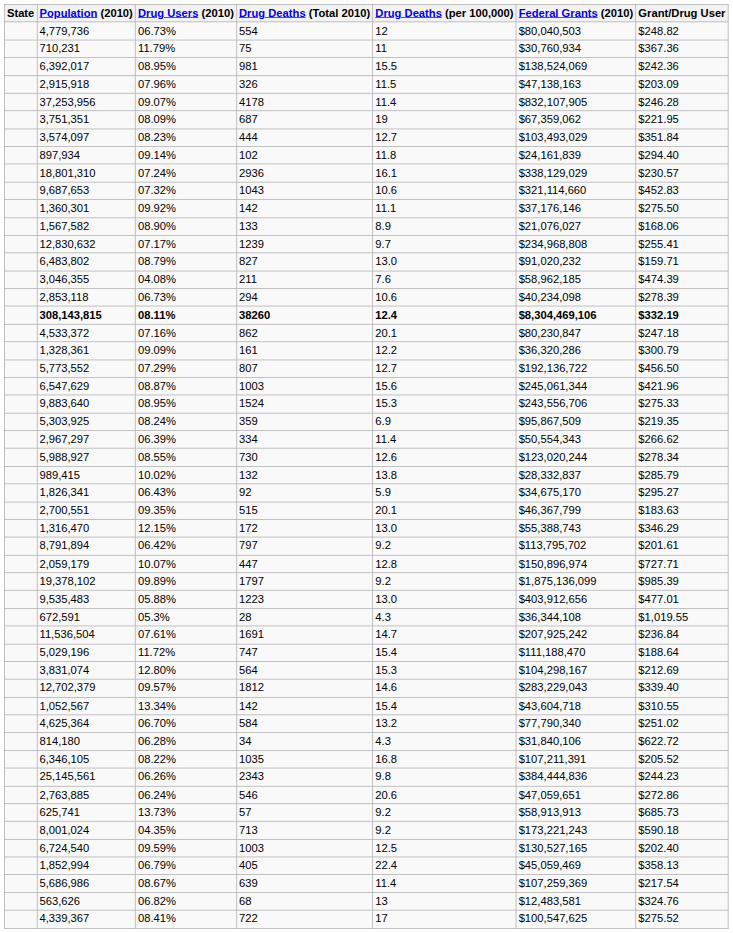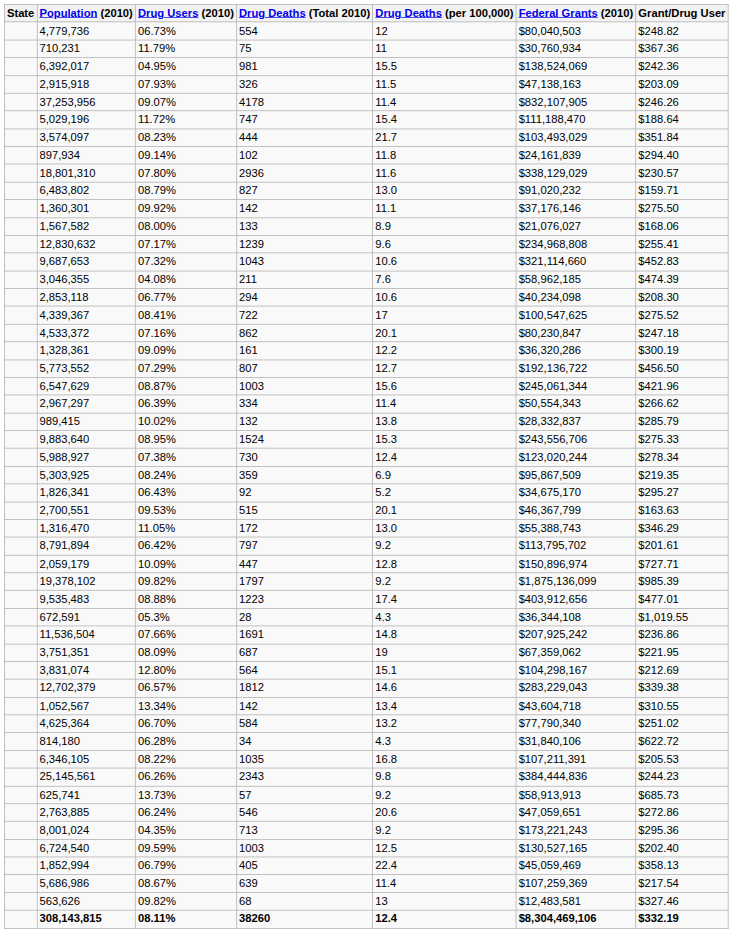(157, 66) 08.95% -> (157, 66) 04.95%
(157, 84) 07.96% -> (157, 84) 07.93%
(659, 102) $246.28 -> (659, 102) $246.26
rows swapped: (64, 652) <-> (64, 119)
(386, 137) 12.7 -> (386, 137) 21.7
(157, 173) 07.24% -> (157, 173) 07.80%
(386, 173) 16.1 -> (386, 173) 11.6
rows swapped: (64, 191) <-> (64, 262)
(157, 226) 08.90% -> (157, 226) 08.00%
(383, 244) 9.7 -> (383, 244) 9.6
(157, 297) 06.73% -> (157, 297) 06.77%
(659, 297) $278.39 -> (659, 297) $208.30
rows swapped: (64, 919) <-> (71, 315)
(659, 350) $300.79 -> (659, 350) $300.19
rows swapped: (64, 404) <-> (64, 439)
rows swapped: (64, 421) <-> (60, 475)
(157, 457) 08.55% -> (157, 457) 07.38%
(386, 457) 12.6 -> (386, 457) 12.4
(383, 492) 5.9 -> (383, 492) 5.2
(157, 510) 09.35% -> (157, 510) 09.53%
(659, 510) $183.63 -> (659, 510) $163.63
(157, 528) 12.15% -> (157, 528) 11.05%
(157, 564) 10.07% -> (157, 564) 10.09%
(157, 581) 09.89% -> (157, 581) 09.82%
(157, 599) 05.88% -> (157, 599) 08.88%
(386, 599) 13.0 -> (386, 599) 17.4
(157, 635) 07.61% -> (157, 635) 07.66%
(386, 635) 14.7 -> (386, 635) 14.8
(659, 635) $236.84 -> (659, 635) $236.86
(386, 670) 15.3 -> (386, 670) 15.1
(157, 688) 09.57% -> (157, 688) 06.57%
(659, 688) $339.40 -> (659, 688) $339.38
(386, 706) 15.4 -> (386, 706) 13.4
(659, 759) $205.52 -> (659, 759) $205.53
rows swapped: (64, 794) <-> (60, 812)
(659, 830) $590.18 -> (659, 830) $295.36
(157, 901) 06.82% -> (157, 901) 09.82%
(659, 901) $324.76 -> (659, 901) $327.46
